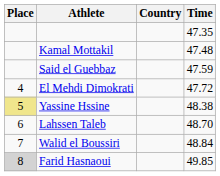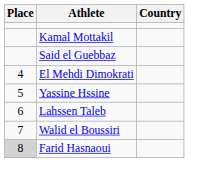- column: (200, 13)
(20, 106) khaki background -> (20, 93) no background
